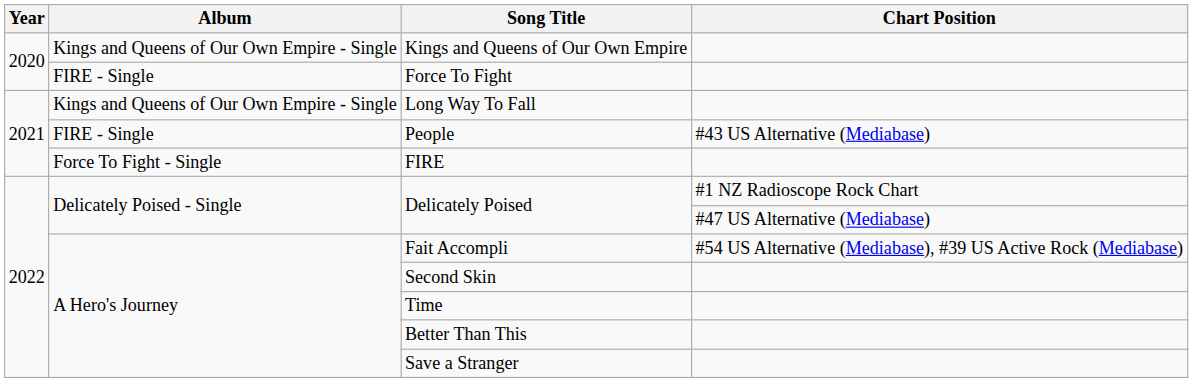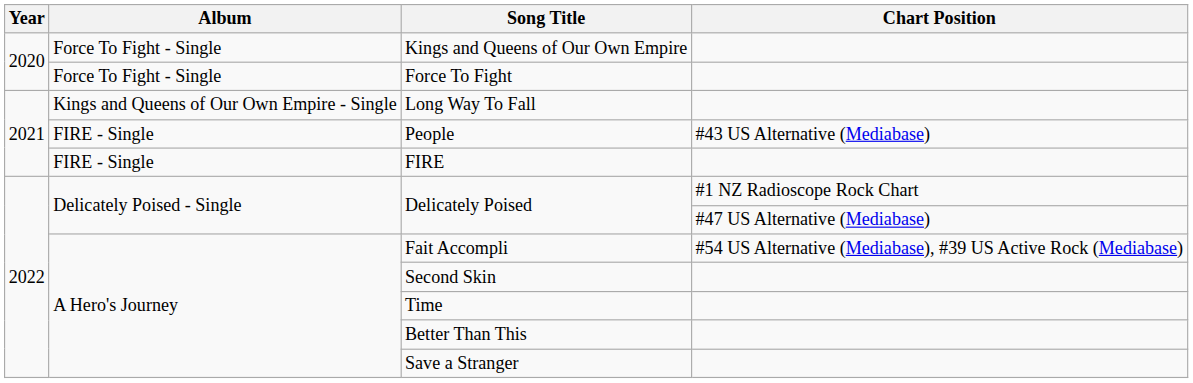(225, 47) Kings and Queens of Our Own Empire - Single -> (137, 47) Force To Fight - Single
(103, 76) FIRE - Single -> (137, 76) Force To Fight - Single
(137, 162) Force To Fight - Single -> (103, 162) FIRE - Single
